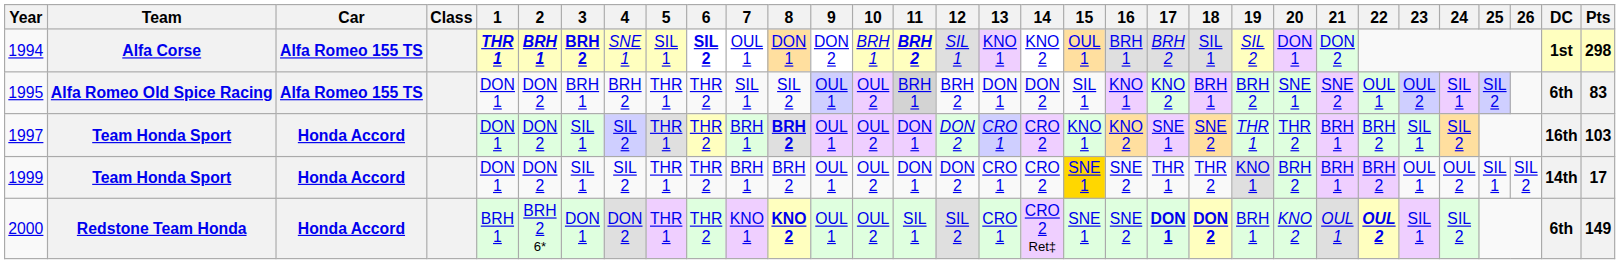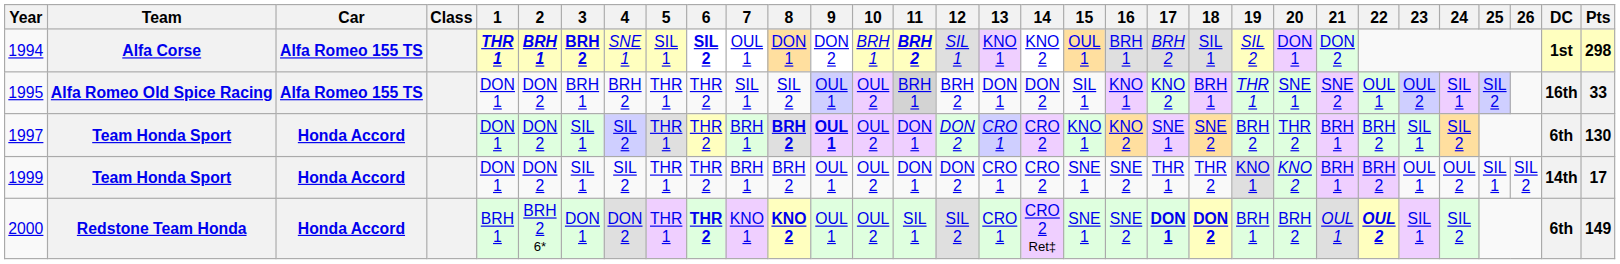(1253, 92) BRH 2 -> (1253, 92) THR 1
(1561, 92) 6th -> (1561, 92) 16th
(1598, 92) 83 -> (1598, 92) 33
(831, 135) normal -> (831, 135) bold
(1253, 135) THR 1 -> (1253, 135) BRH 2
(1561, 135) 16th -> (1561, 135) 6th
(1598, 135) 103 -> (1598, 135) 130
(1084, 177) gold background -> (1084, 177) no background
(1295, 177) BRH 2 -> (1295, 177) KNO 2
(706, 228) normal -> (706, 228) bold
(1295, 228) KNO 2 -> (1295, 228) BRH 2
